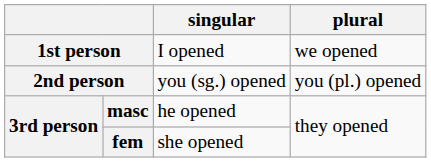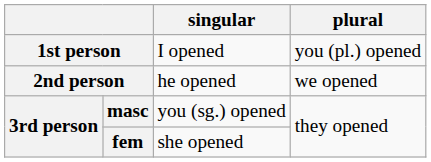(336, 50) we opened -> (358, 50) you (pl.) opened
(222, 80) you (sg.) opened -> (197, 80) he opened
(358, 80) you (pl.) opened -> (336, 80) we opened
(197, 111) he opened -> (222, 111) you (sg.) opened
